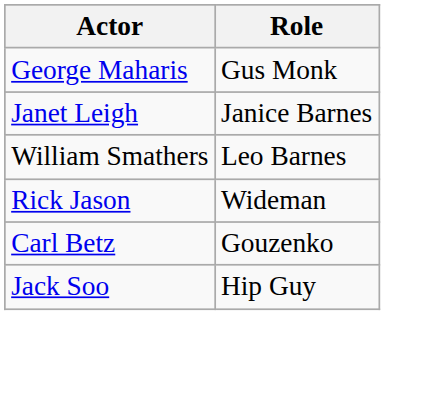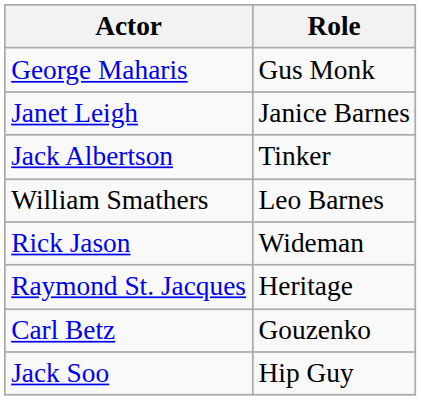+ row: (92, 156)
+ row: (129, 286)
